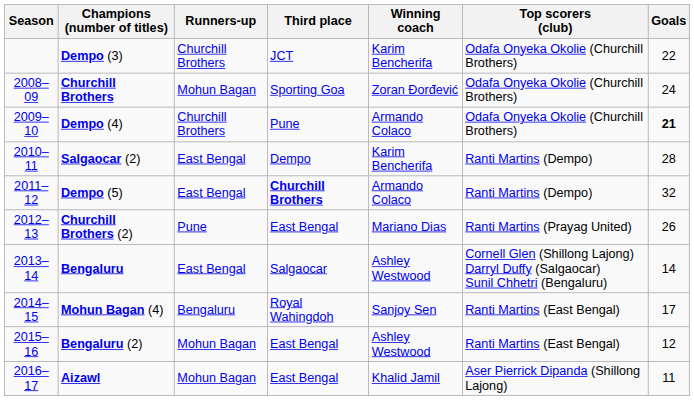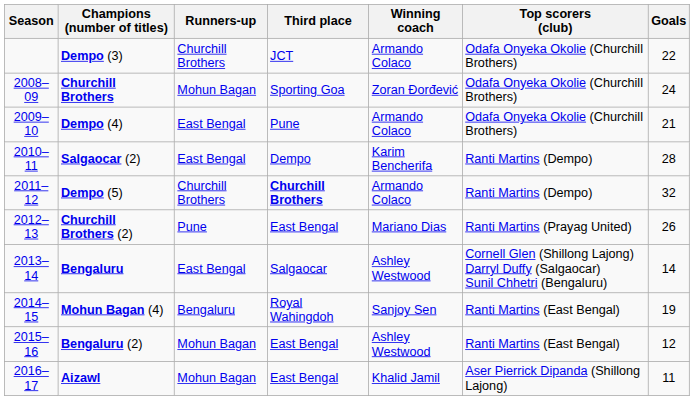(402, 55) Karim Bencherifa -> (397, 55) Armando Colaco
(202, 124) Churchill Brothers -> (211, 124) East Bengal
(669, 124) bold -> (669, 124) normal
(211, 192) East Bengal -> (202, 192) Churchill Brothers
(669, 309) 17 -> (669, 309) 19
